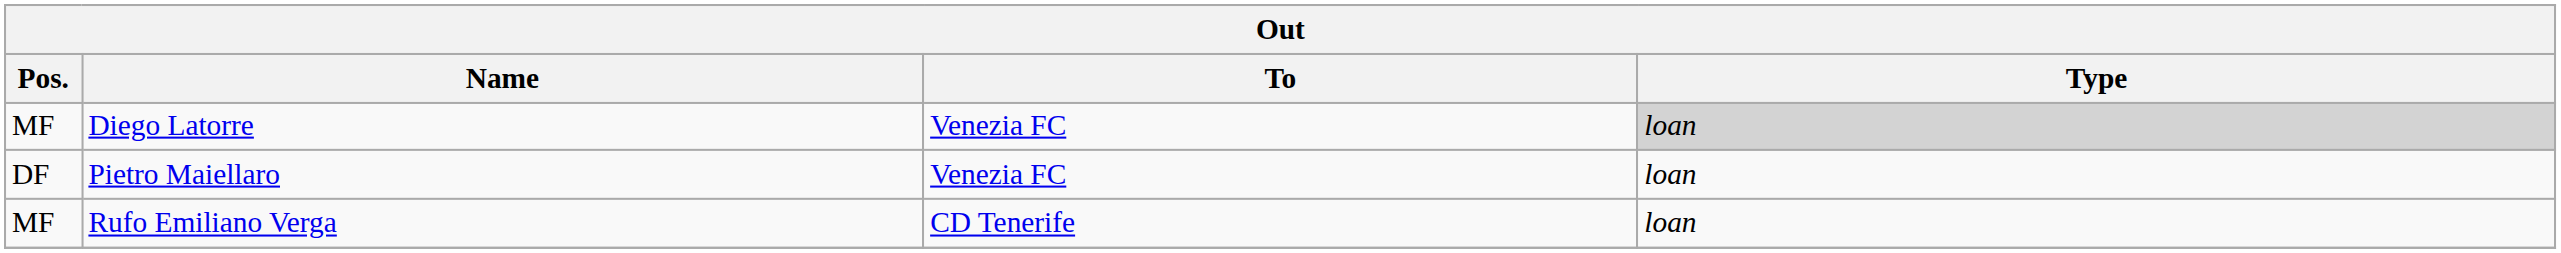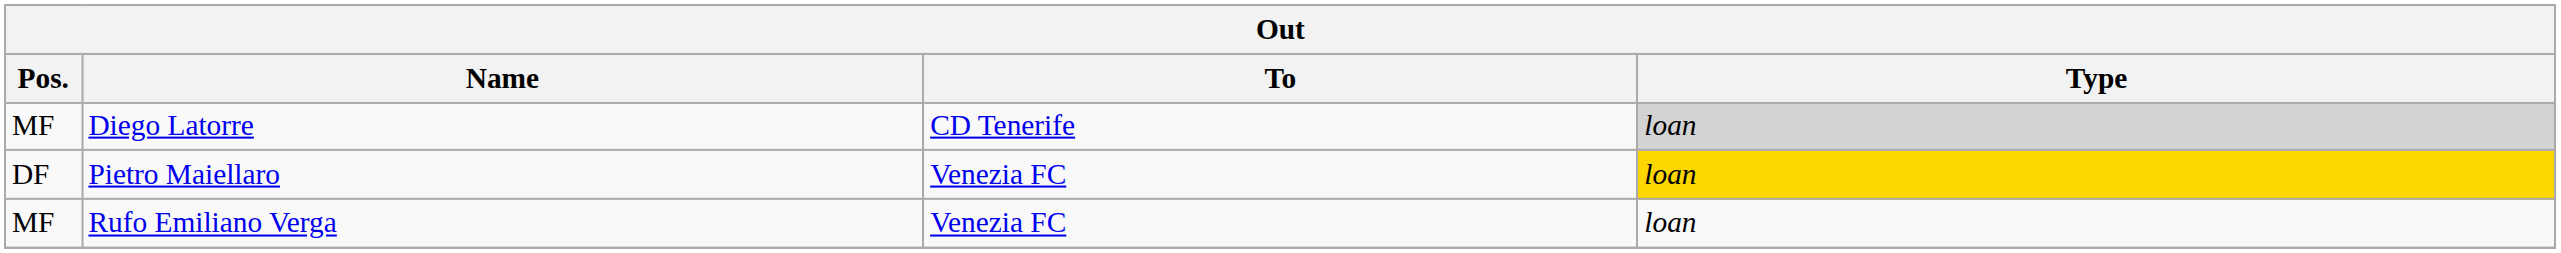(998, 126) Venezia FC -> (1003, 126) CD Tenerife
(1670, 174) no background -> (1670, 174) gold background
(1003, 222) CD Tenerife -> (998, 222) Venezia FC
